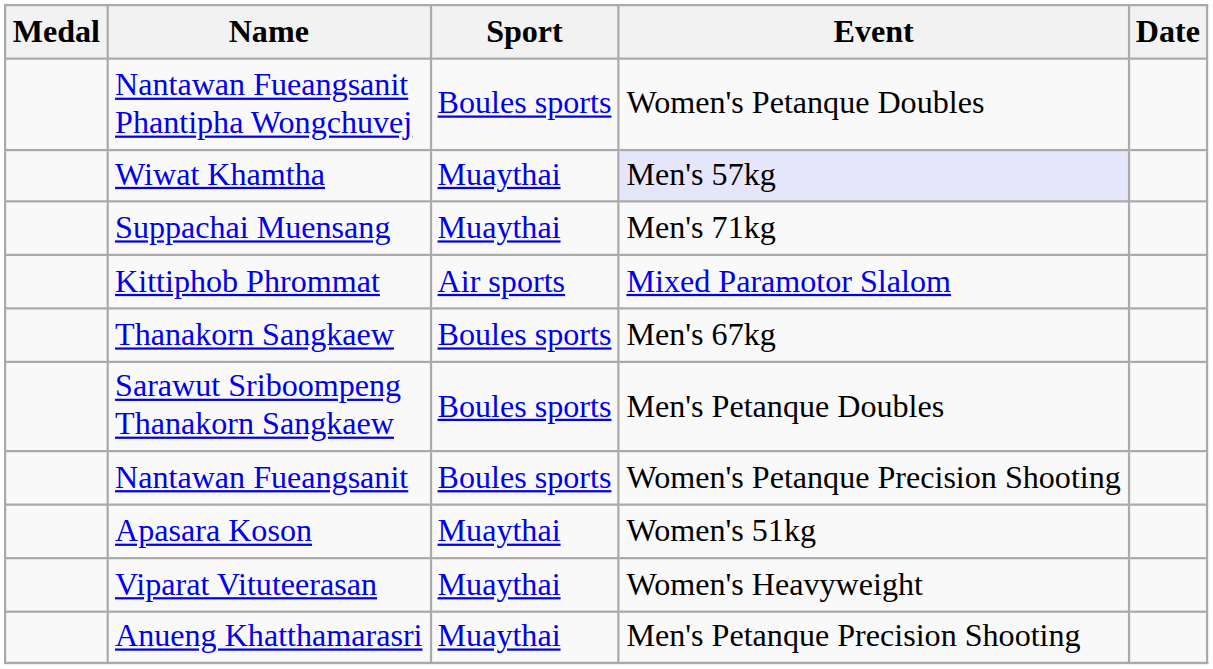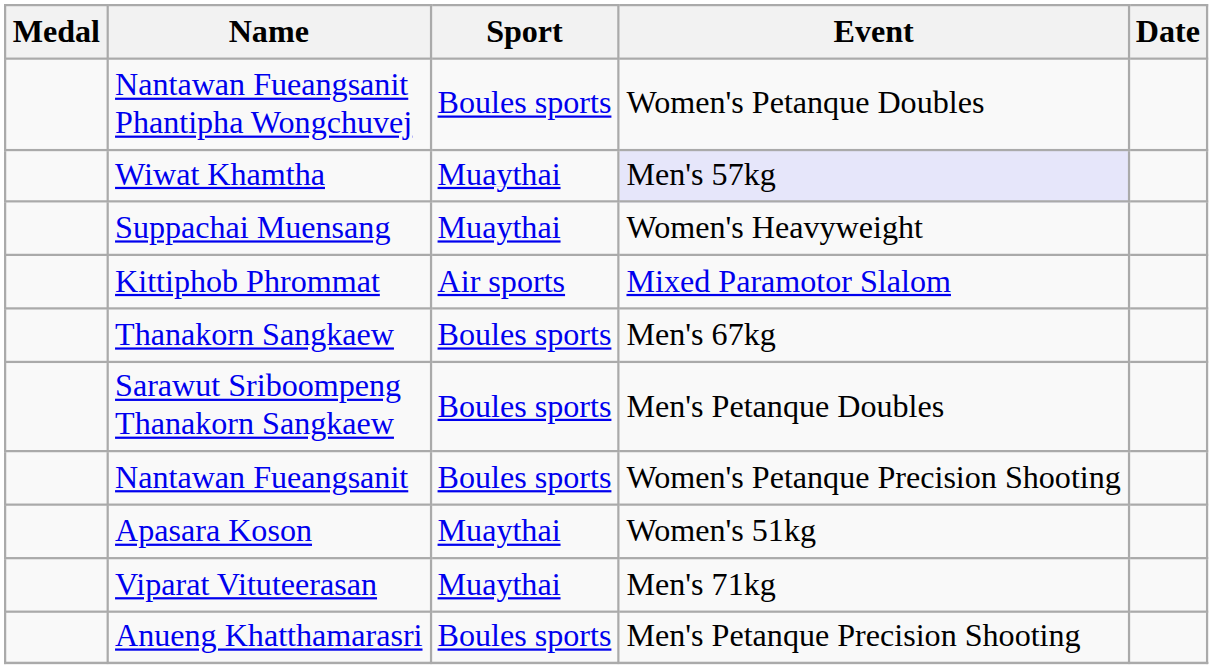(701, 228) Men's 71kg -> (775, 228) Women's Heavyweight
(775, 583) Women's Heavyweight -> (701, 583) Men's 71kg
(499, 636) Muaythai -> (524, 636) Boules sports
